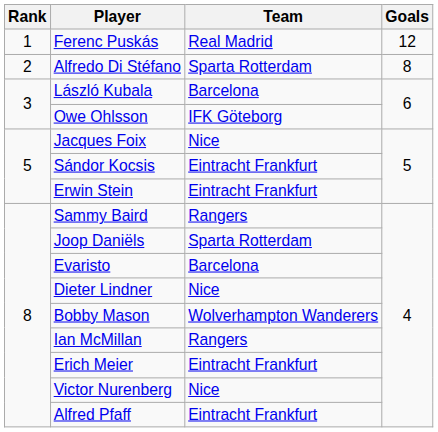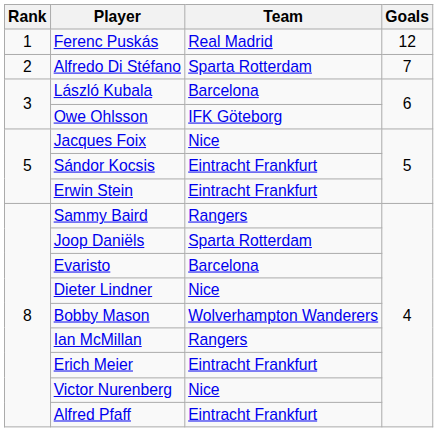(407, 66) 8 -> (407, 66) 7
